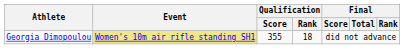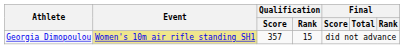(275, 37) 355 -> (275, 37) 357
(307, 37) 18 -> (307, 37) 15
